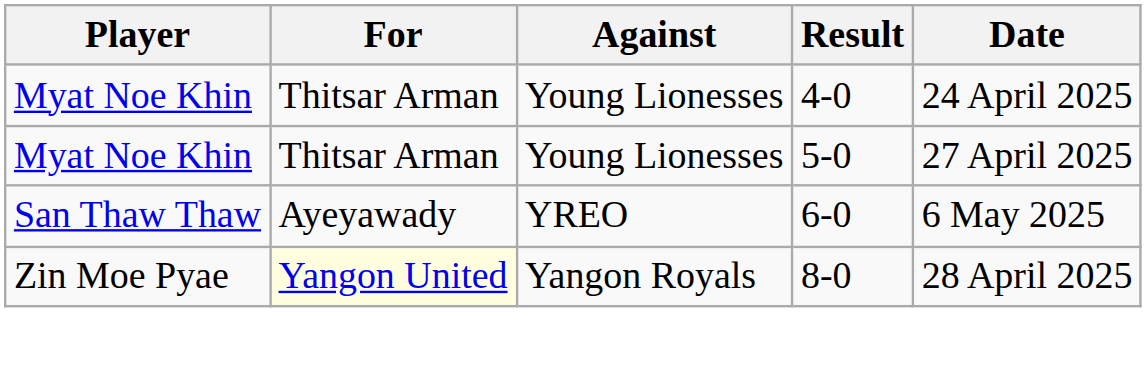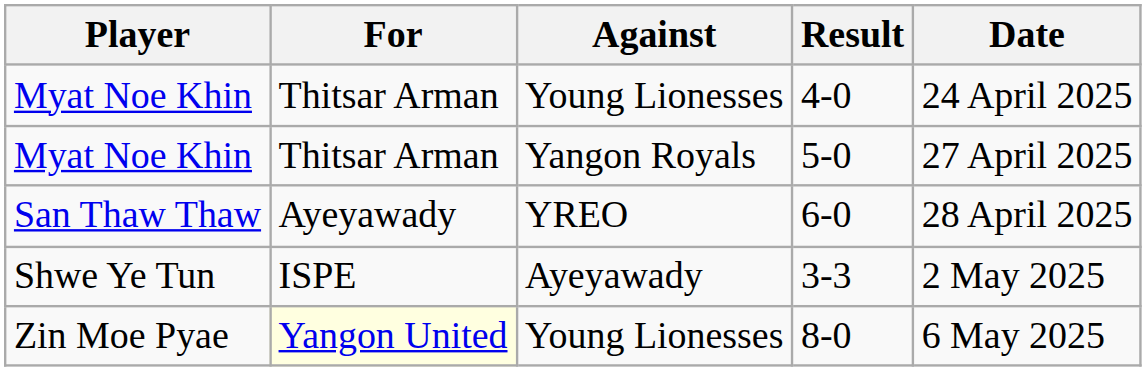(654, 154) Young Lionesses -> (641, 154) Yangon Royals
(1013, 214) 6 May 2025 -> (1027, 214) 28 April 2025
+ row: (826, 275)
(641, 275) Yangon Royals -> (654, 335) Young Lionesses
(1027, 275) 28 April 2025 -> (1013, 335) 6 May 2025
